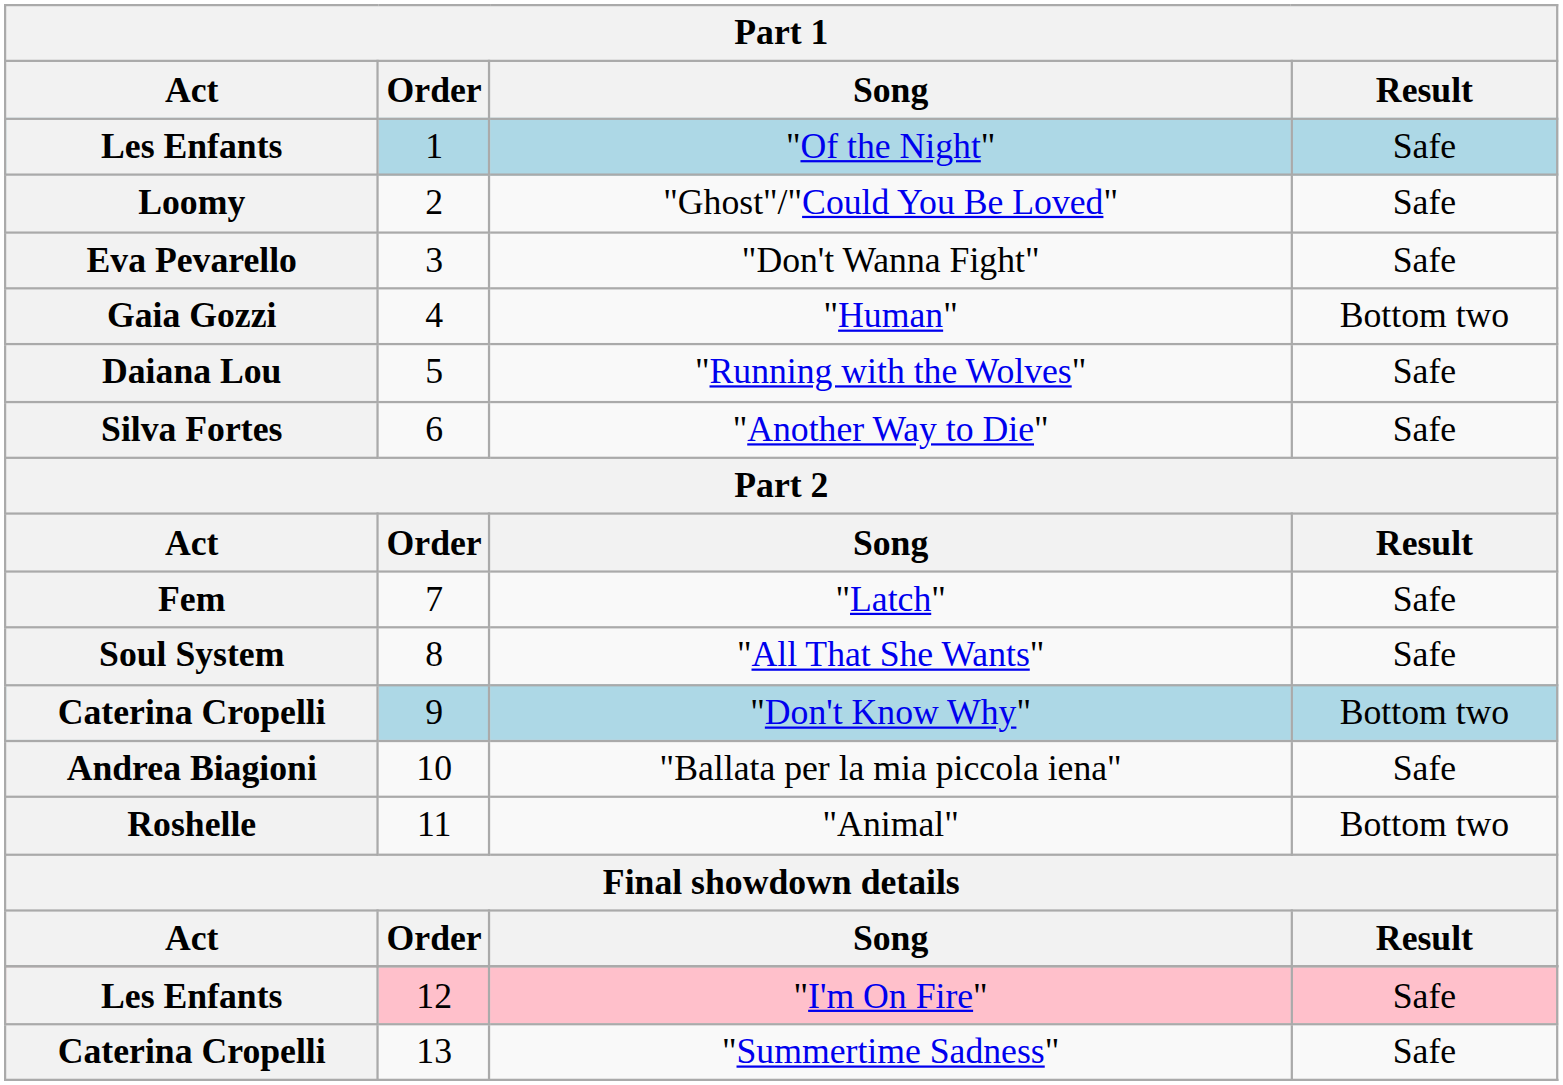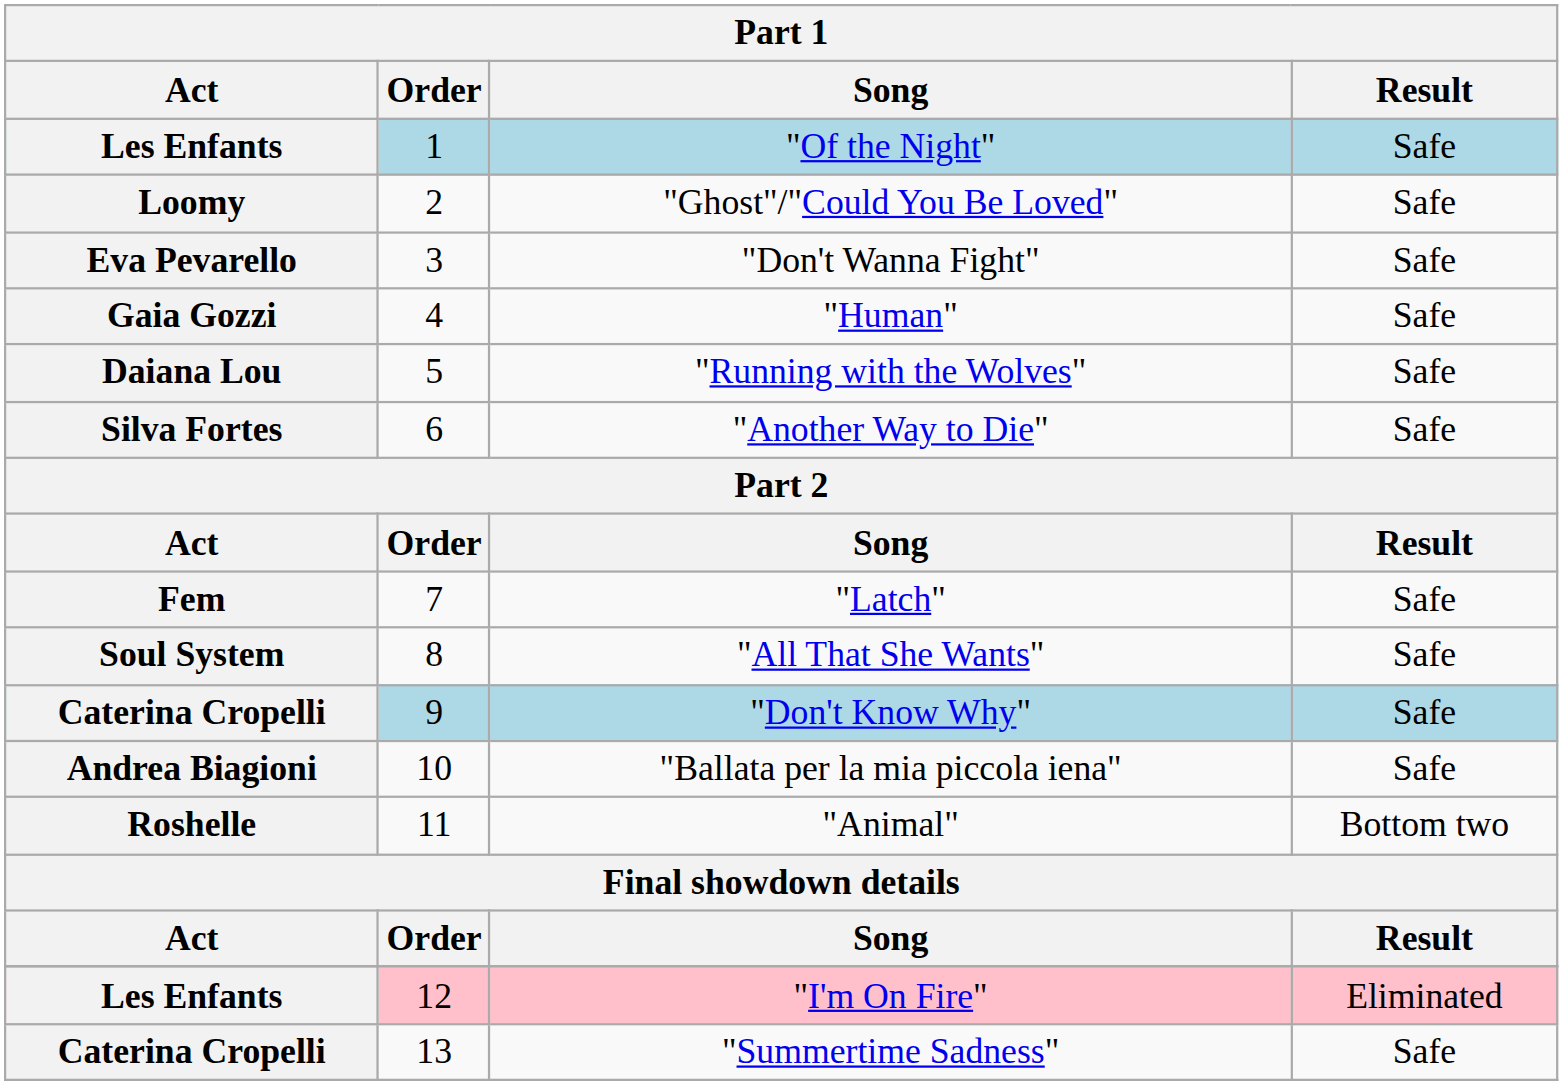(1424, 315) Bottom two -> (1424, 315) Safe
(1424, 711) Bottom two -> (1424, 711) Safe
(1424, 994) Safe -> (1424, 994) Eliminated
